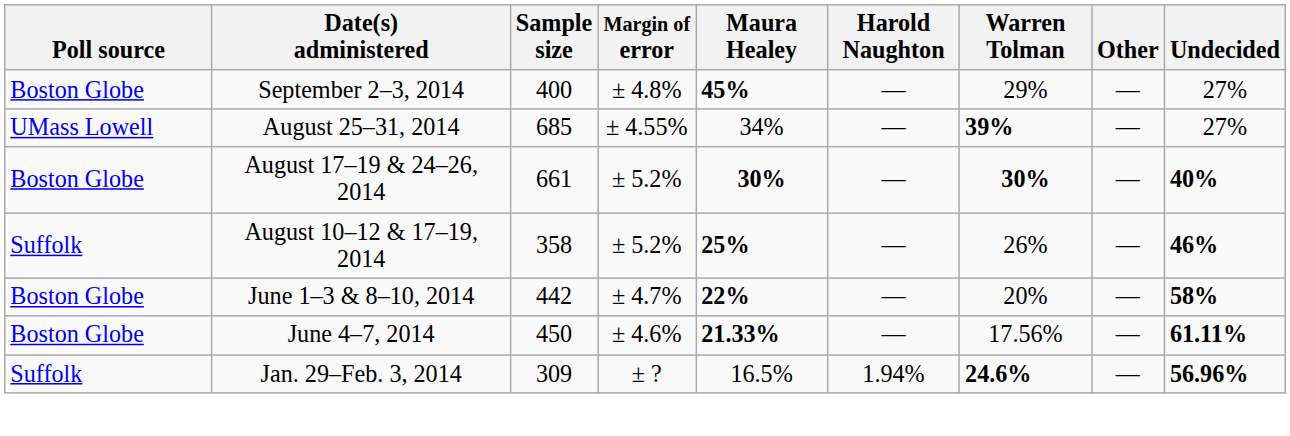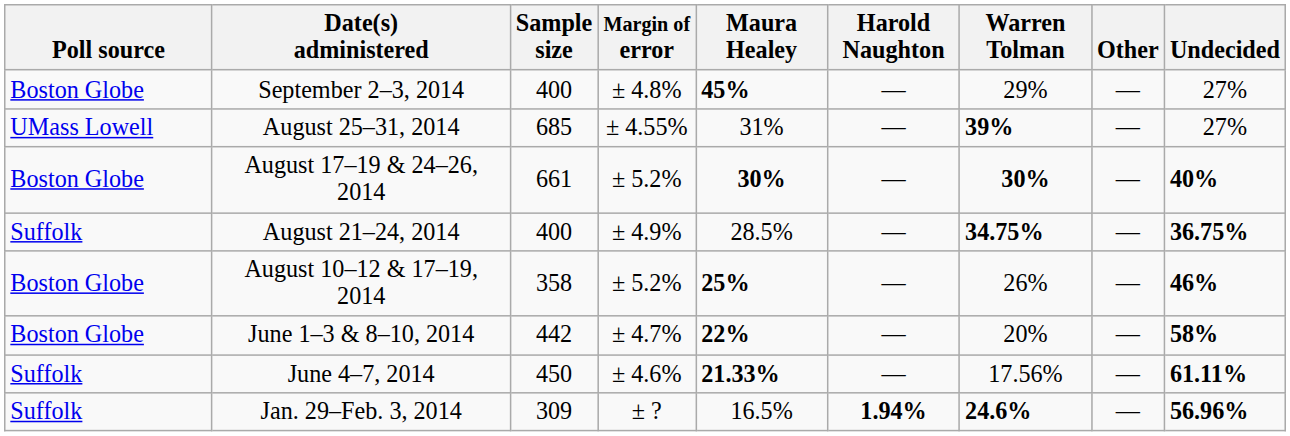(762, 127) 34% -> (762, 127) 31%
+ row: (361, 231)
(46, 244) Suffolk -> (77, 283) Boston Globe
(77, 335) Boston Globe -> (46, 373) Suffolk
(894, 373) normal -> (894, 411) bold
